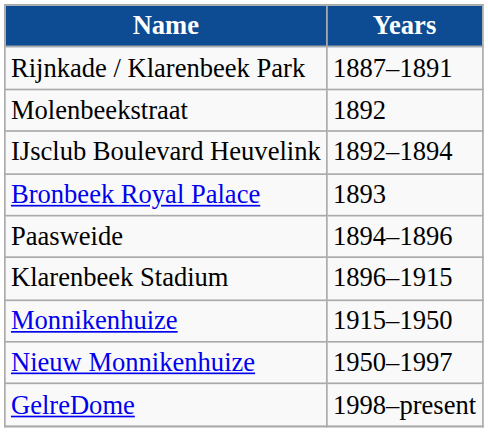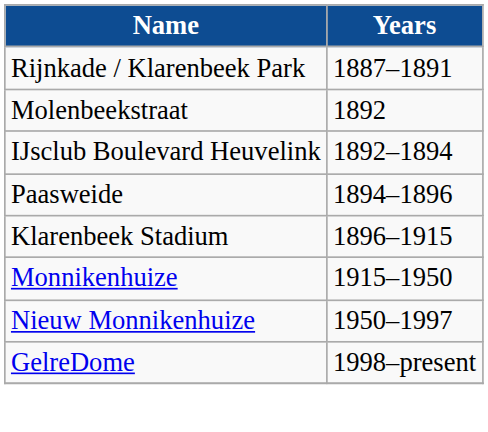- row: (136, 194)
